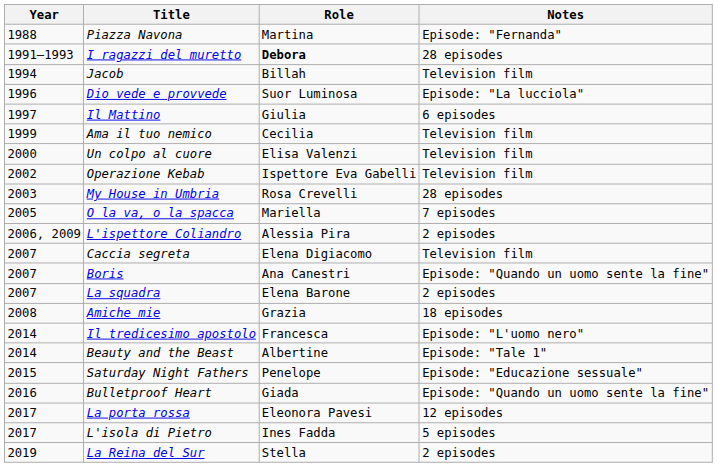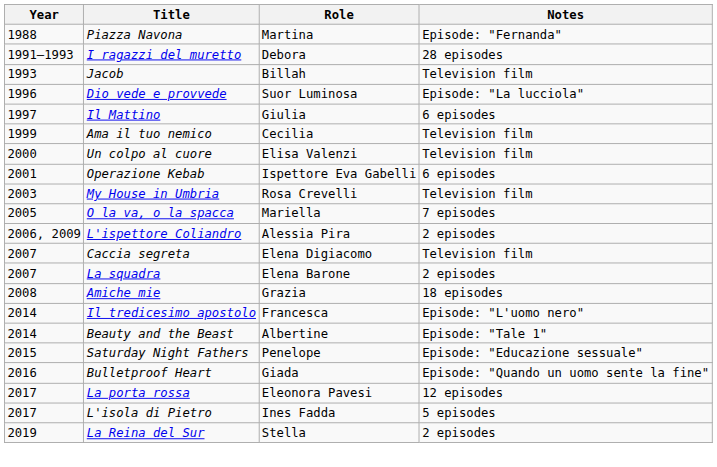(284, 54) bold -> (284, 54) normal
(22, 74) 1994 -> (22, 74) 1993
(22, 174) 2002 -> (22, 174) 2001
(477, 174) Television film -> (459, 174) 6 episodes
(463, 194) 28 episodes -> (477, 194) Television film
- row: (105, 273)
